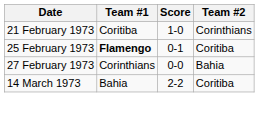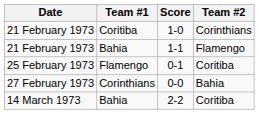+ row: (175, 48)
(125, 48) bold -> (124, 65) normal
